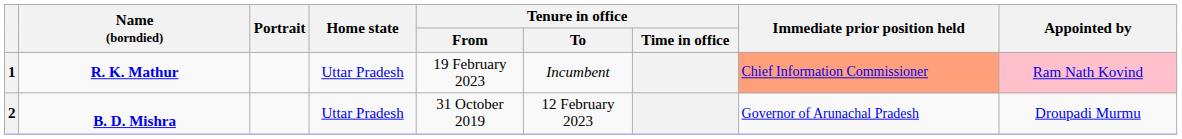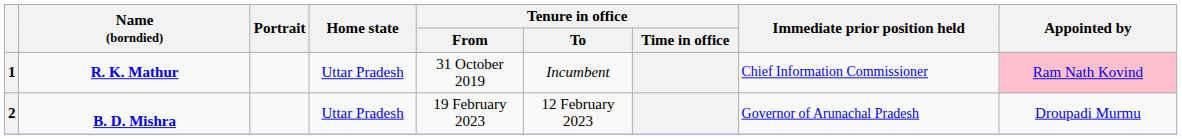(470, 72) 19 February 2023 -> (470, 72) 31 October 2019
(835, 72) lightsalmon background -> (835, 72) no background
(470, 113) 31 October 2019 -> (470, 113) 19 February 2023
